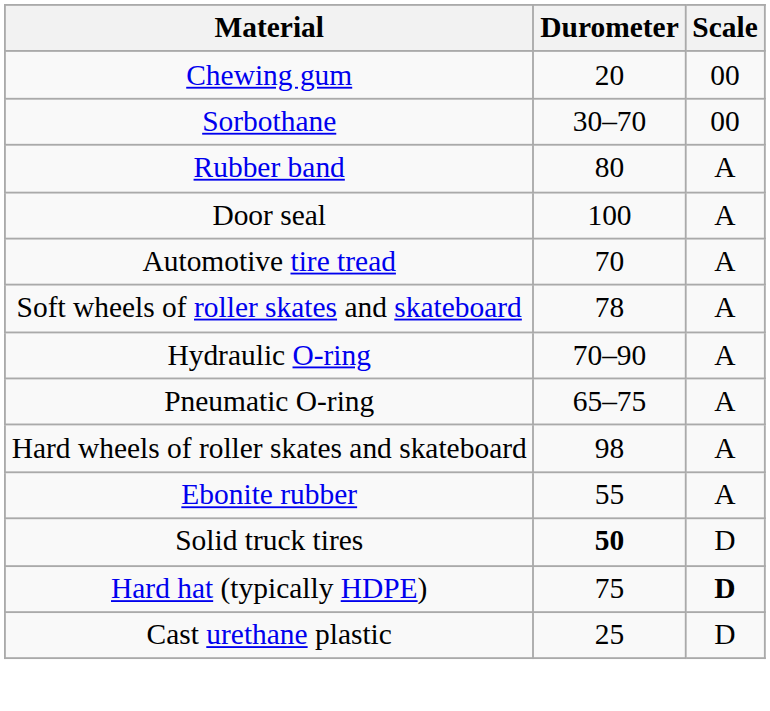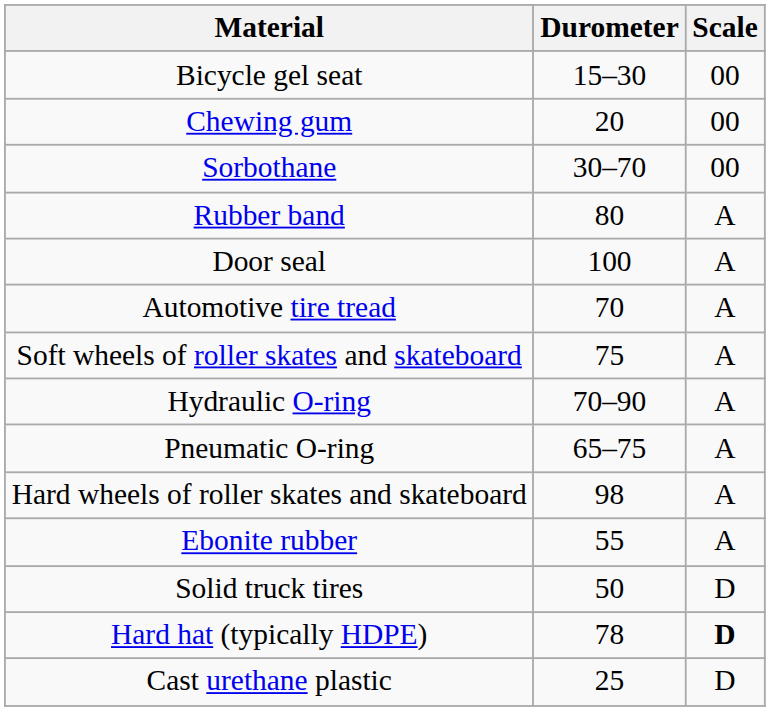+ row: (269, 74)
(610, 307) 78 -> (610, 354) 75
(610, 541) bold -> (610, 588) normal
(610, 588) 75 -> (610, 634) 78
